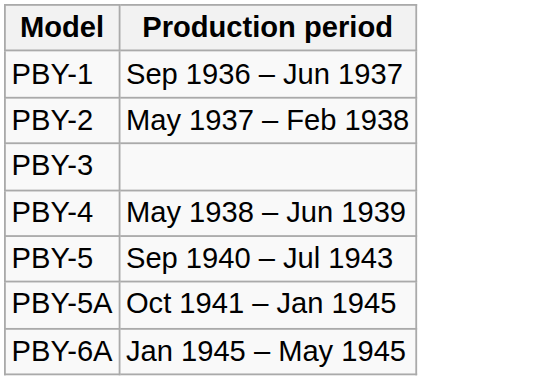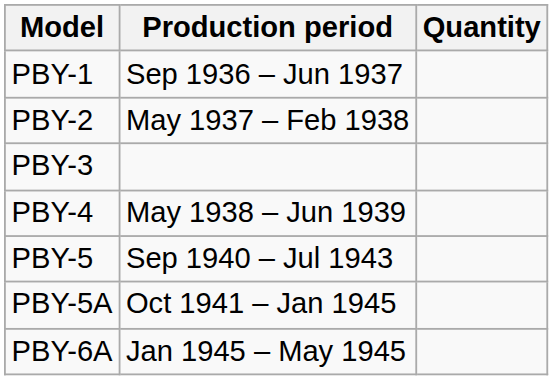+ column: (482, 27)
